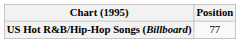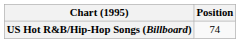(215, 30) 77 -> (215, 30) 74
